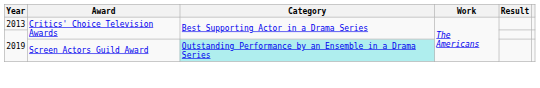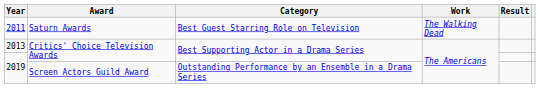+ row: (16, 28)
(299, 50) paleturquoise background -> (295, 72) no background
